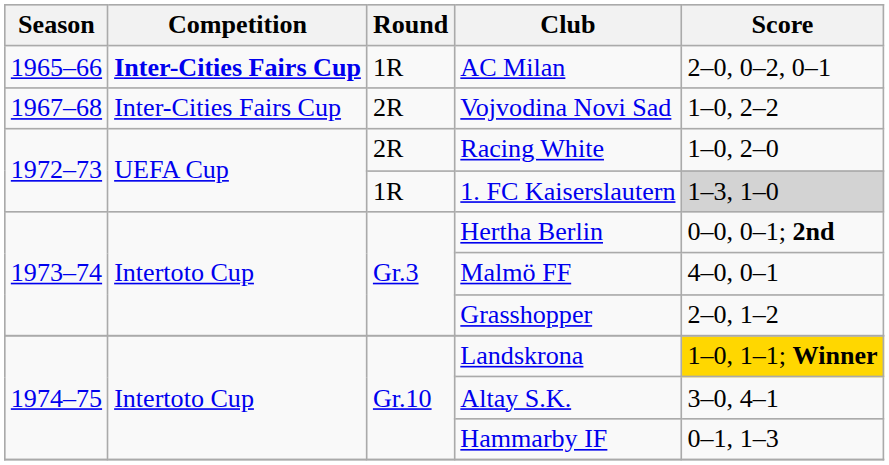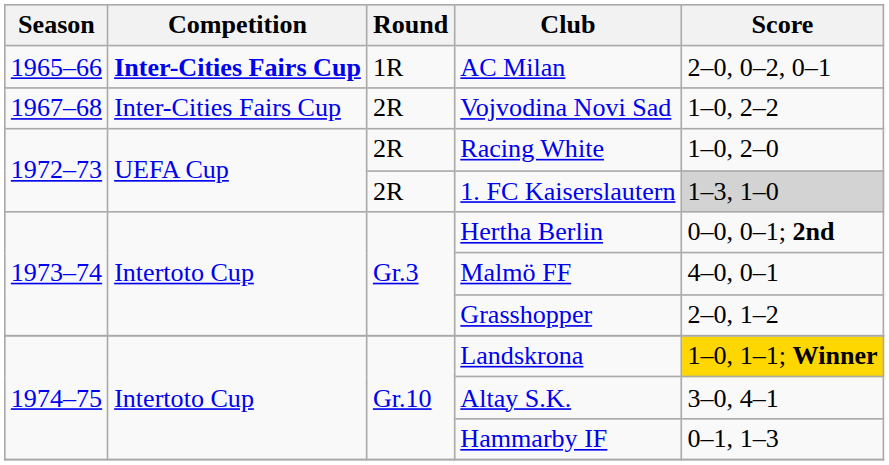(388, 190) 1R -> (388, 190) 2R
